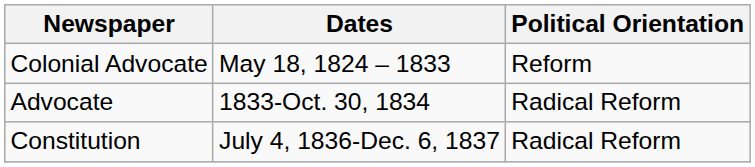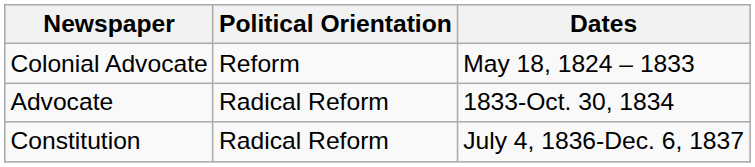columns swapped: (359, 24) <-> (628, 24)
